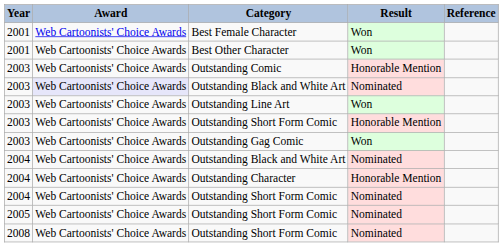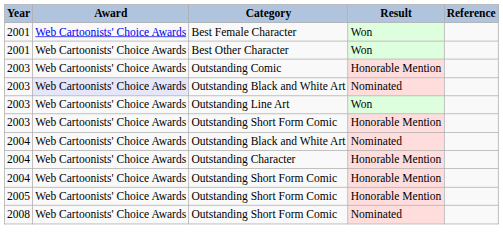- row: (19, 141)
(376, 196) Nominated -> (396, 178) Honorable Mention
(376, 214) Nominated -> (396, 196) Honorable Mention
